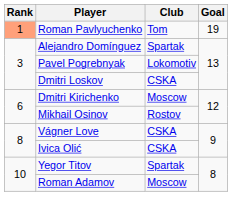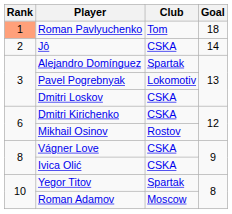(213, 30) 19 -> (213, 30) 18
+ row: (44, 47)
(167, 98) Moscow -> (162, 115) CSKA
